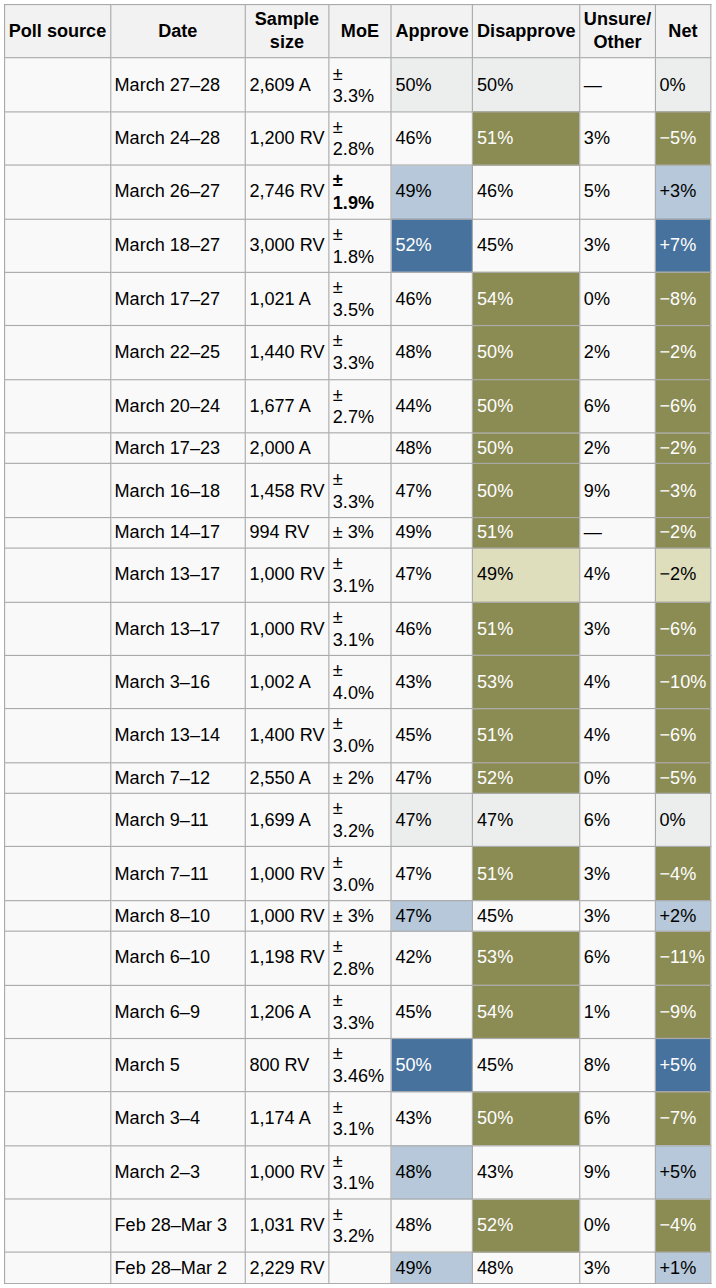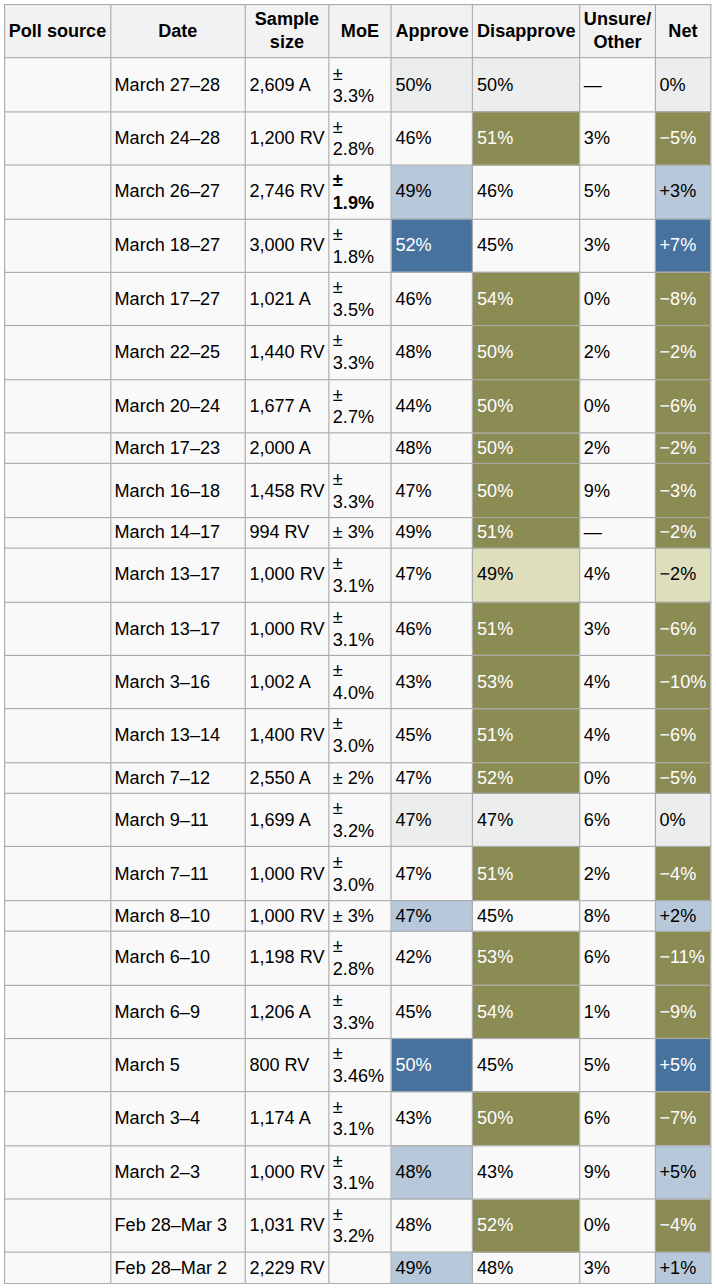(597, 406) 6% -> (597, 406) 0%
(597, 873) 3% -> (597, 873) 2%
(597, 915) 3% -> (597, 915) 8%
(597, 1065) 8% -> (597, 1065) 5%
